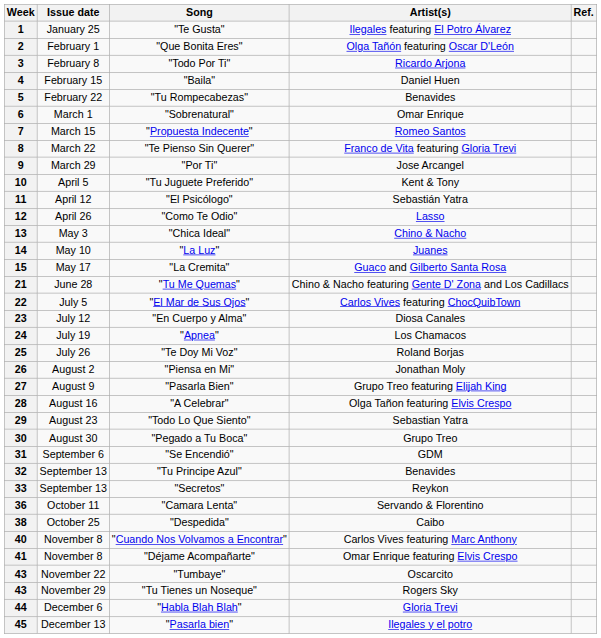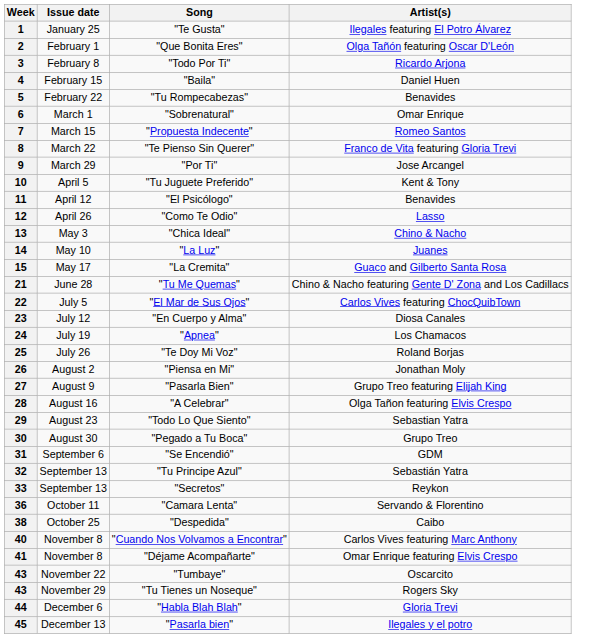- column: (584, 13)
(430, 200) Sebastián Yatra -> (430, 200) Benavides
(430, 472) Benavides -> (430, 472) Sebastián Yatra
